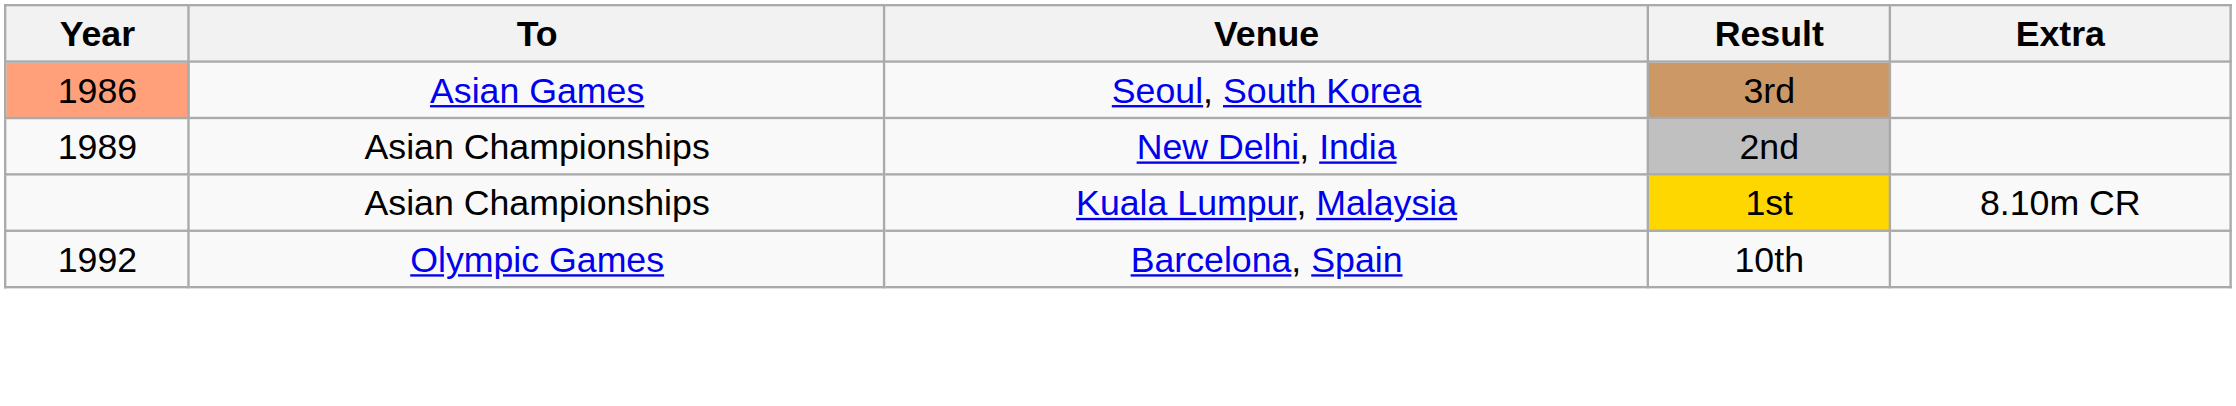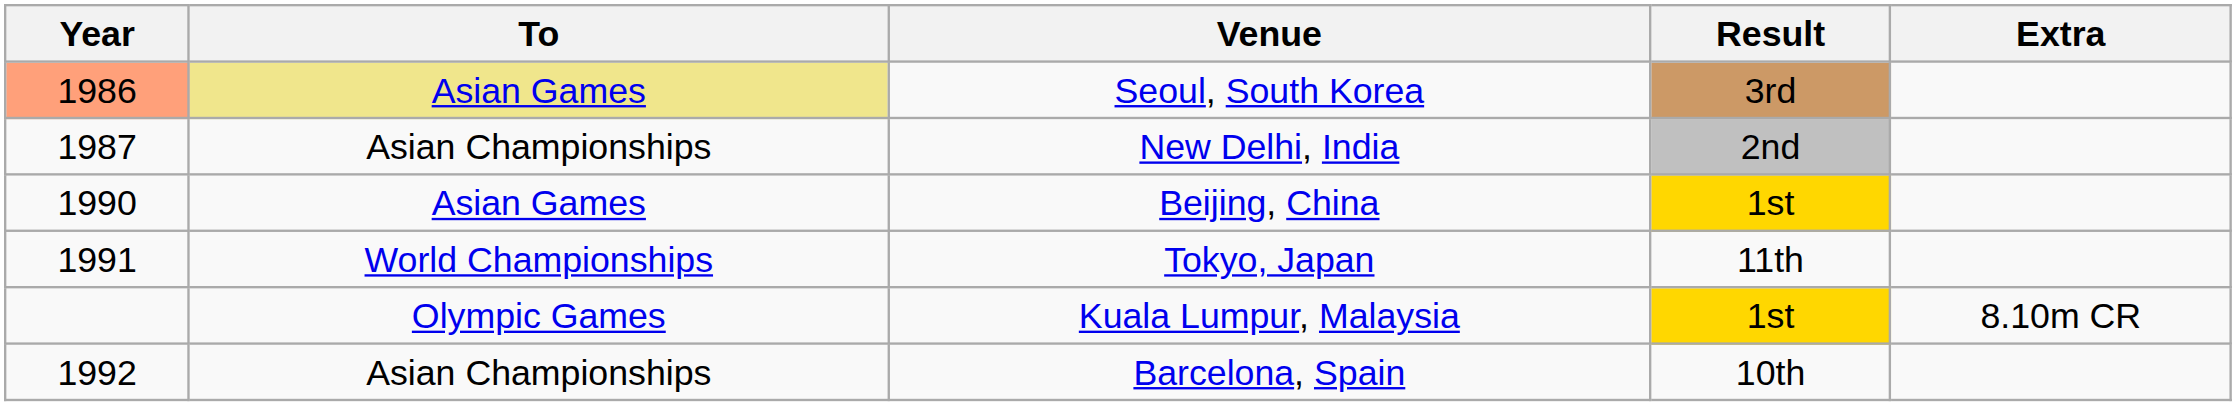(537, 90) no background -> (539, 90) khaki background
(97, 147) 1989 -> (97, 147) 1987
+ row: (1269, 203)
+ row: (1269, 260)
(537, 203) Asian Championships -> (539, 316) Olympic Games
(537, 260) Olympic Games -> (539, 373) Asian Championships
